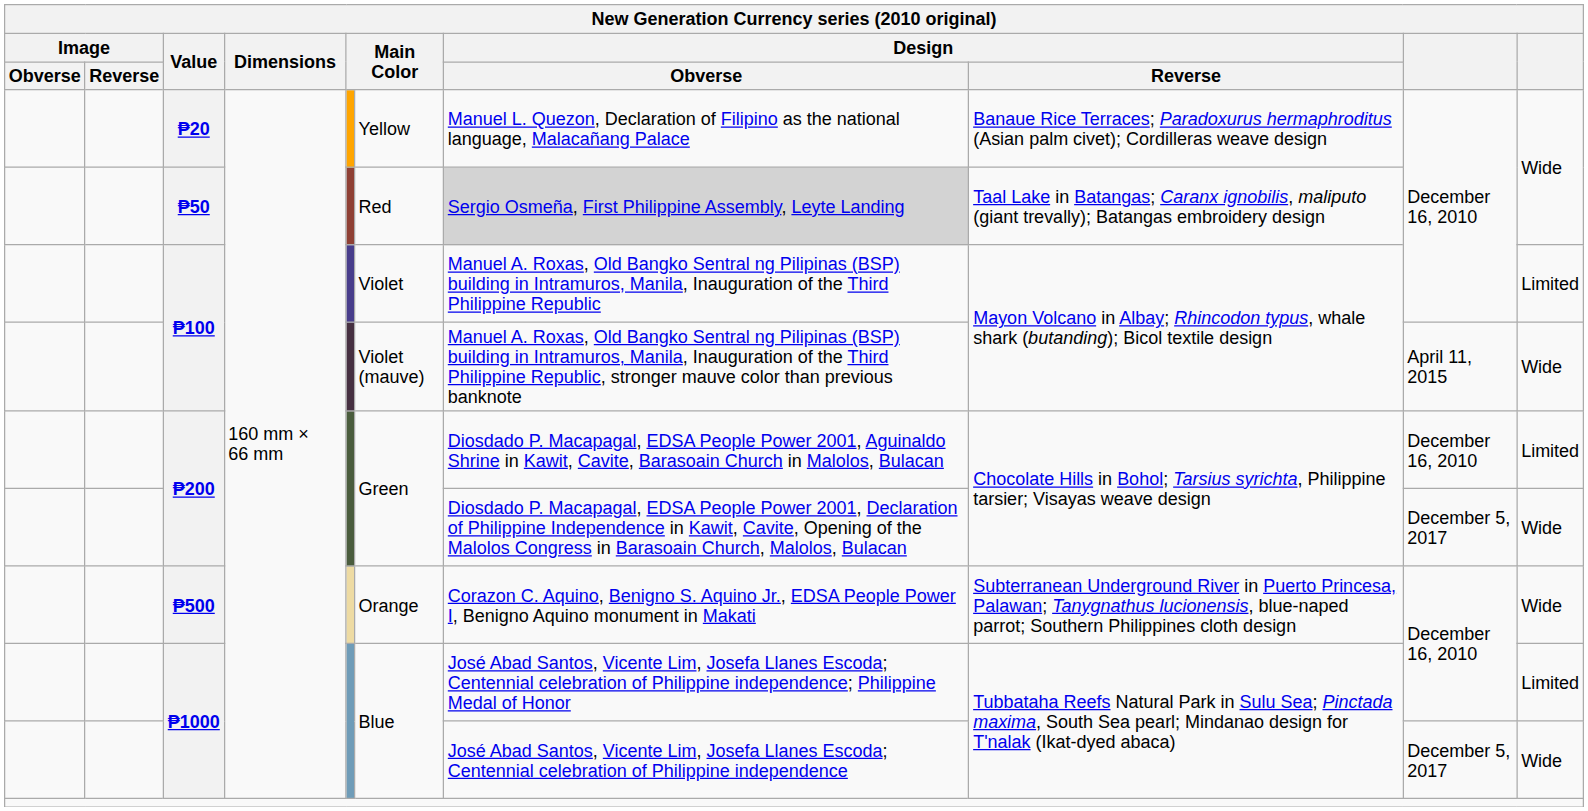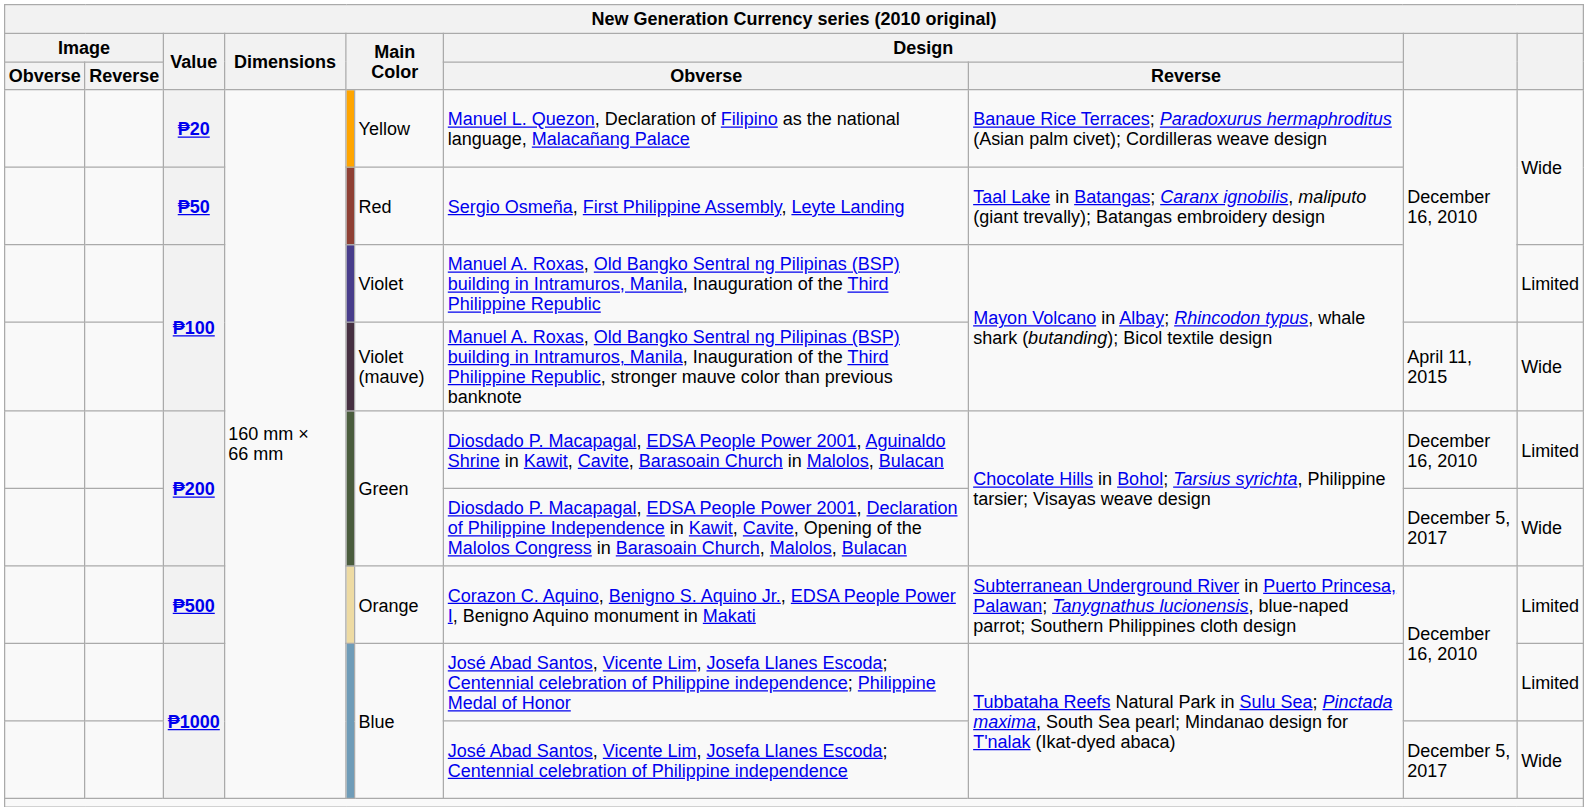(676, 206) lightgrey background -> (676, 206) no background
(1542, 605) Wide -> (1550, 605) Limited
